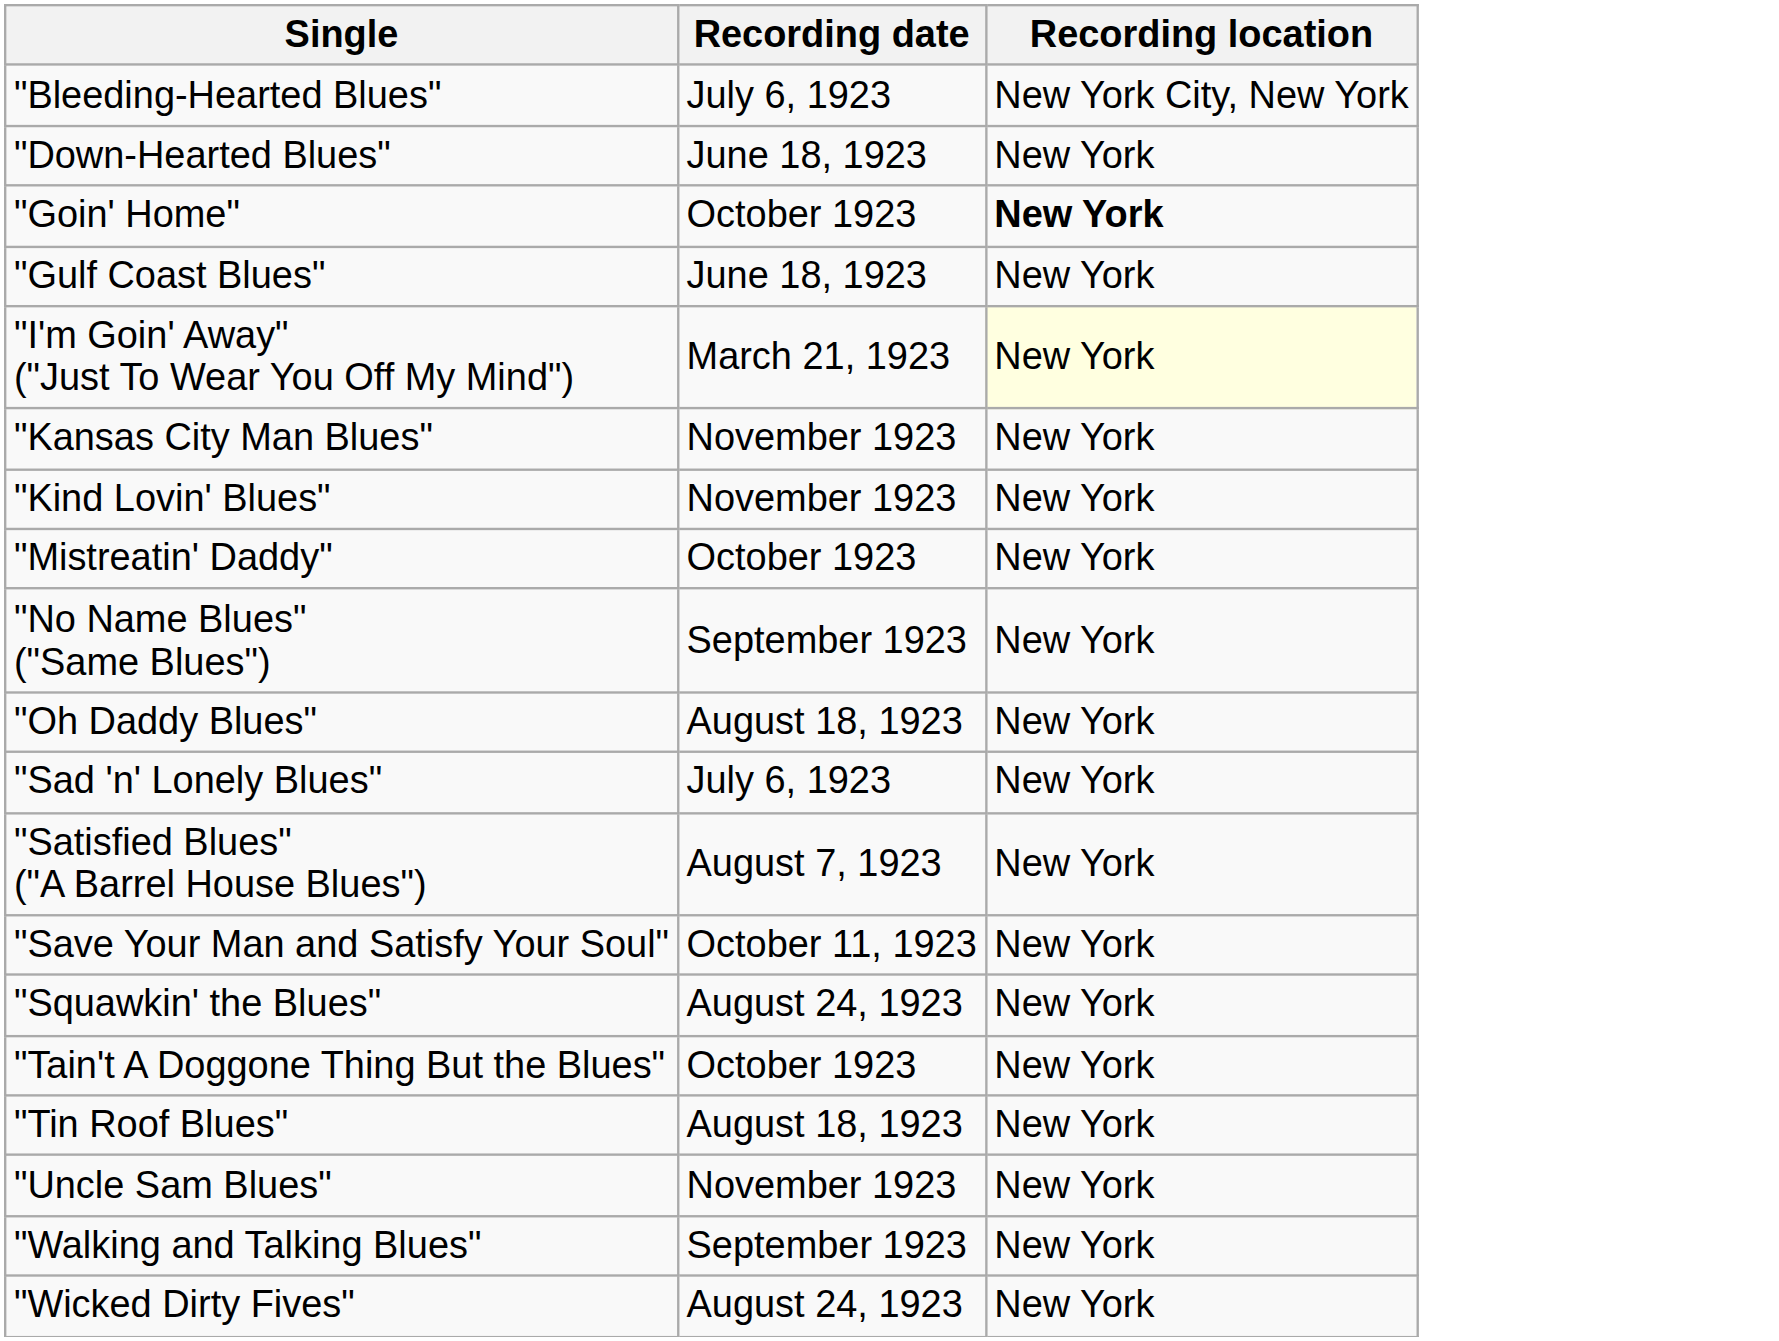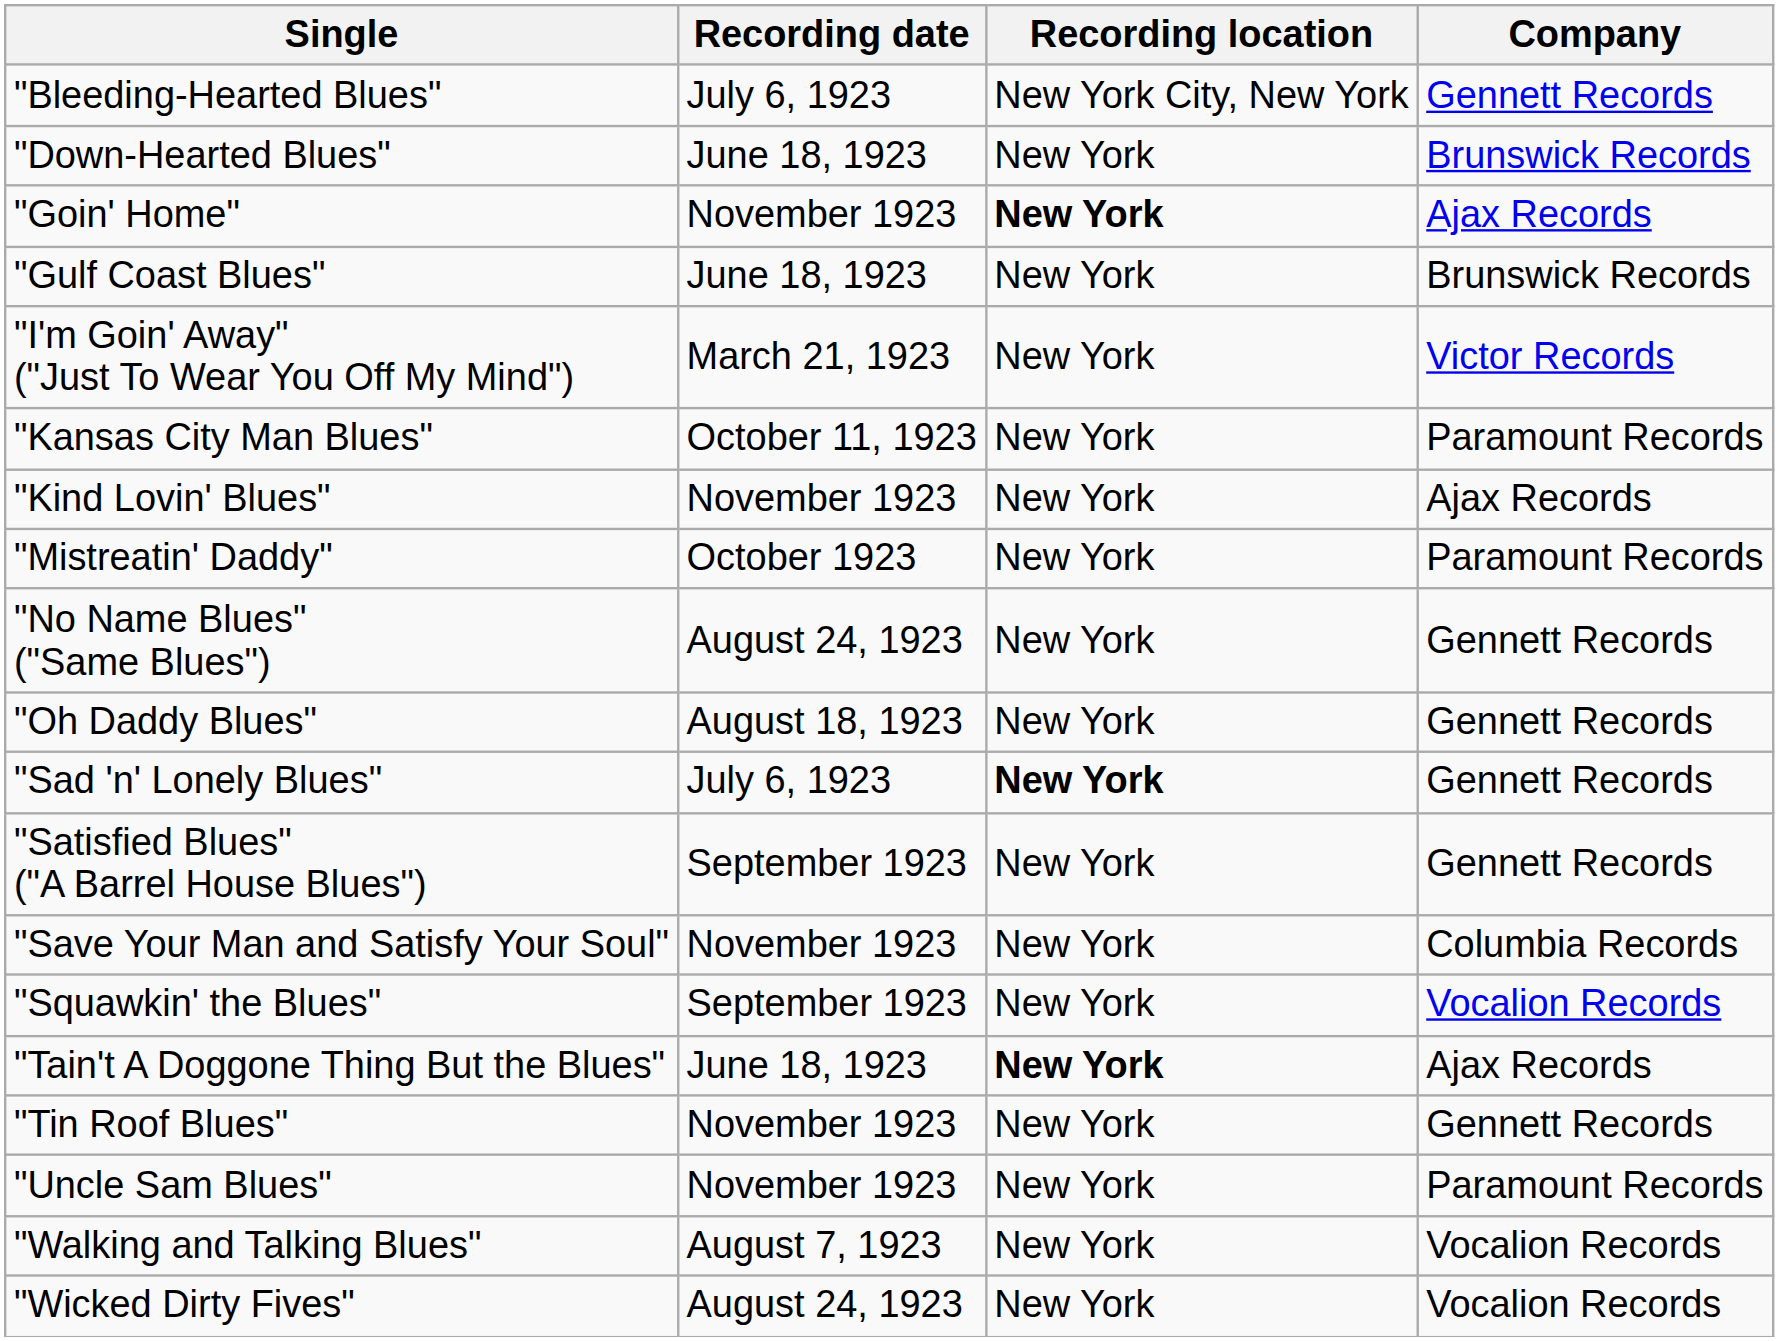+ column: (1595, 34)
(801, 214) October 1923 -> (821, 214) November 1923
(1074, 356) lightyellow background -> (1074, 356) no background
(821, 438) November 1923 -> (832, 438) October 11, 1923
(827, 639) September 1923 -> (825, 639) August 24, 1923
(1074, 781) normal -> (1079, 781) bold
(814, 862) August 7, 1923 -> (827, 862) September 1923
(832, 944) October 11, 1923 -> (821, 944) November 1923
(825, 1004) August 24, 1923 -> (827, 1004) September 1923
(801, 1064) October 1923 -> (807, 1064) June 18, 1923
(1074, 1064) normal -> (1079, 1064) bold
(825, 1124) August 18, 1923 -> (821, 1124) November 1923
(827, 1245) September 1923 -> (814, 1245) August 7, 1923
